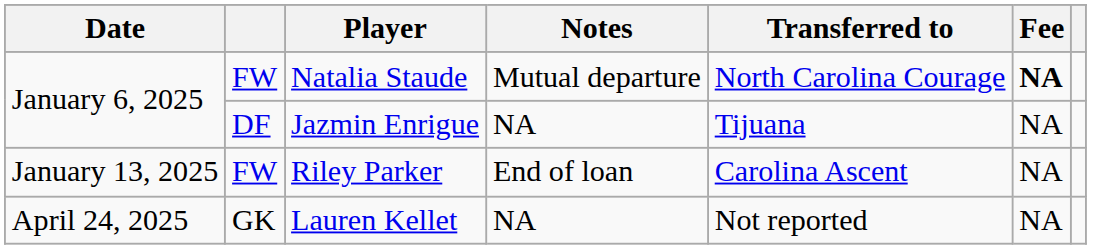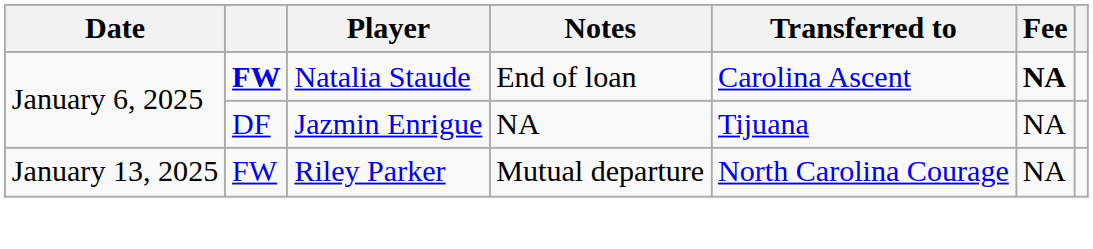(255, 76) normal -> (256, 76) bold
(597, 76) Mutual departure -> (566, 76) End of loan
(860, 76) North Carolina Courage -> (815, 76) Carolina Ascent
(563, 171) End of loan -> (600, 171) Mutual departure
(811, 171) Carolina Ascent -> (863, 171) North Carolina Courage
- row: (374, 219)
